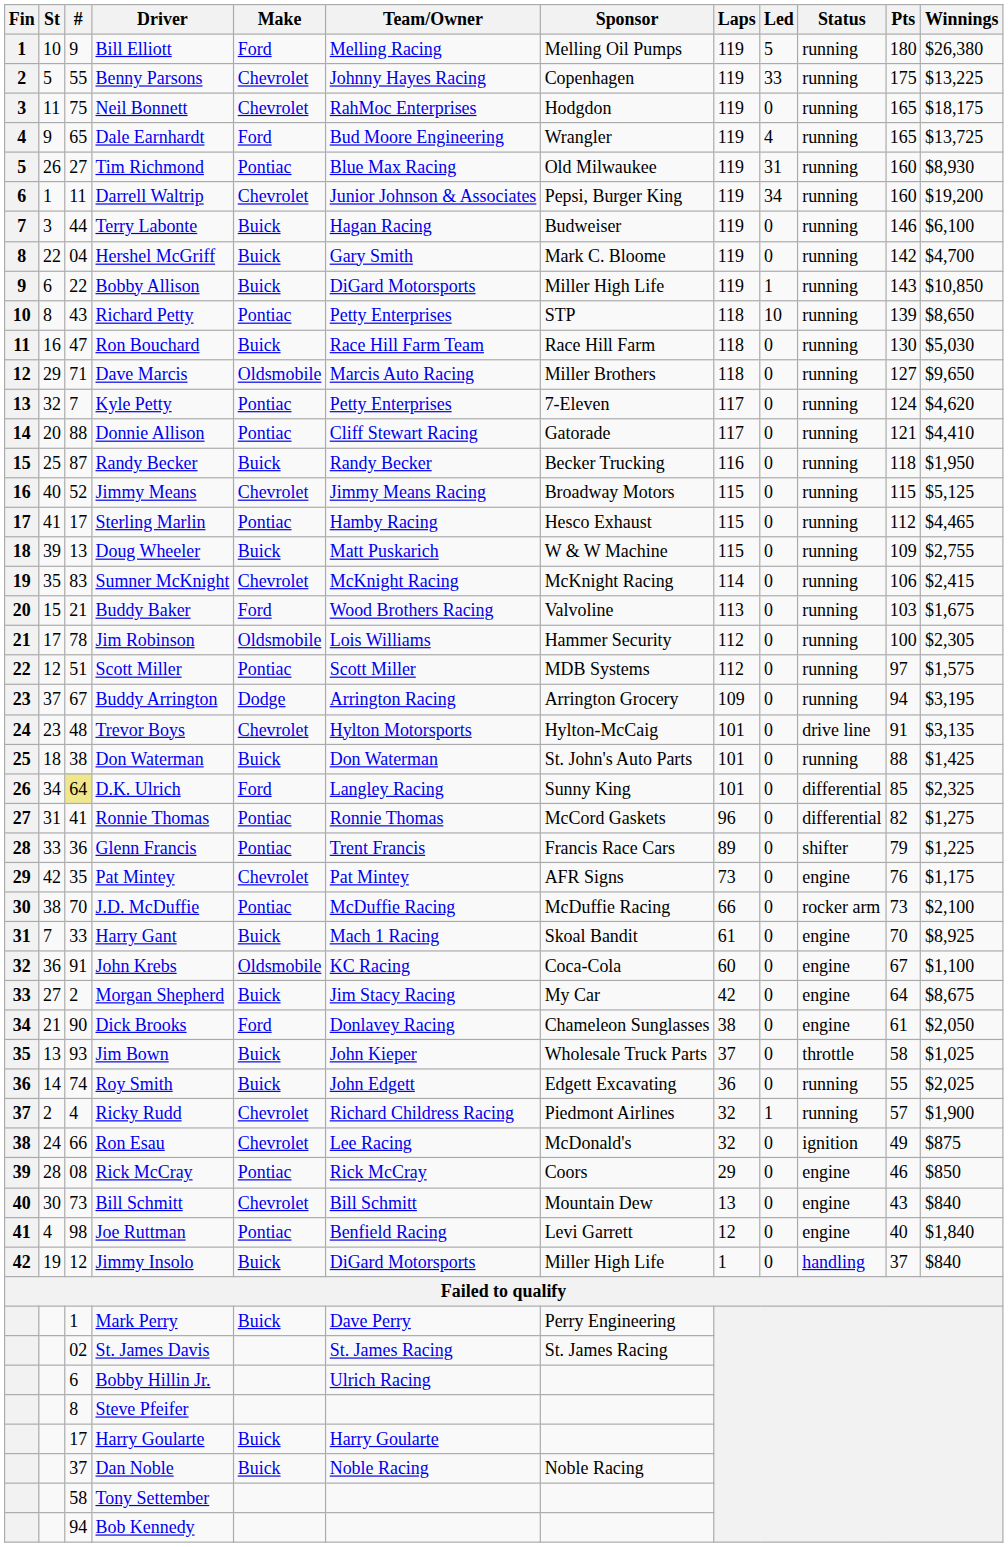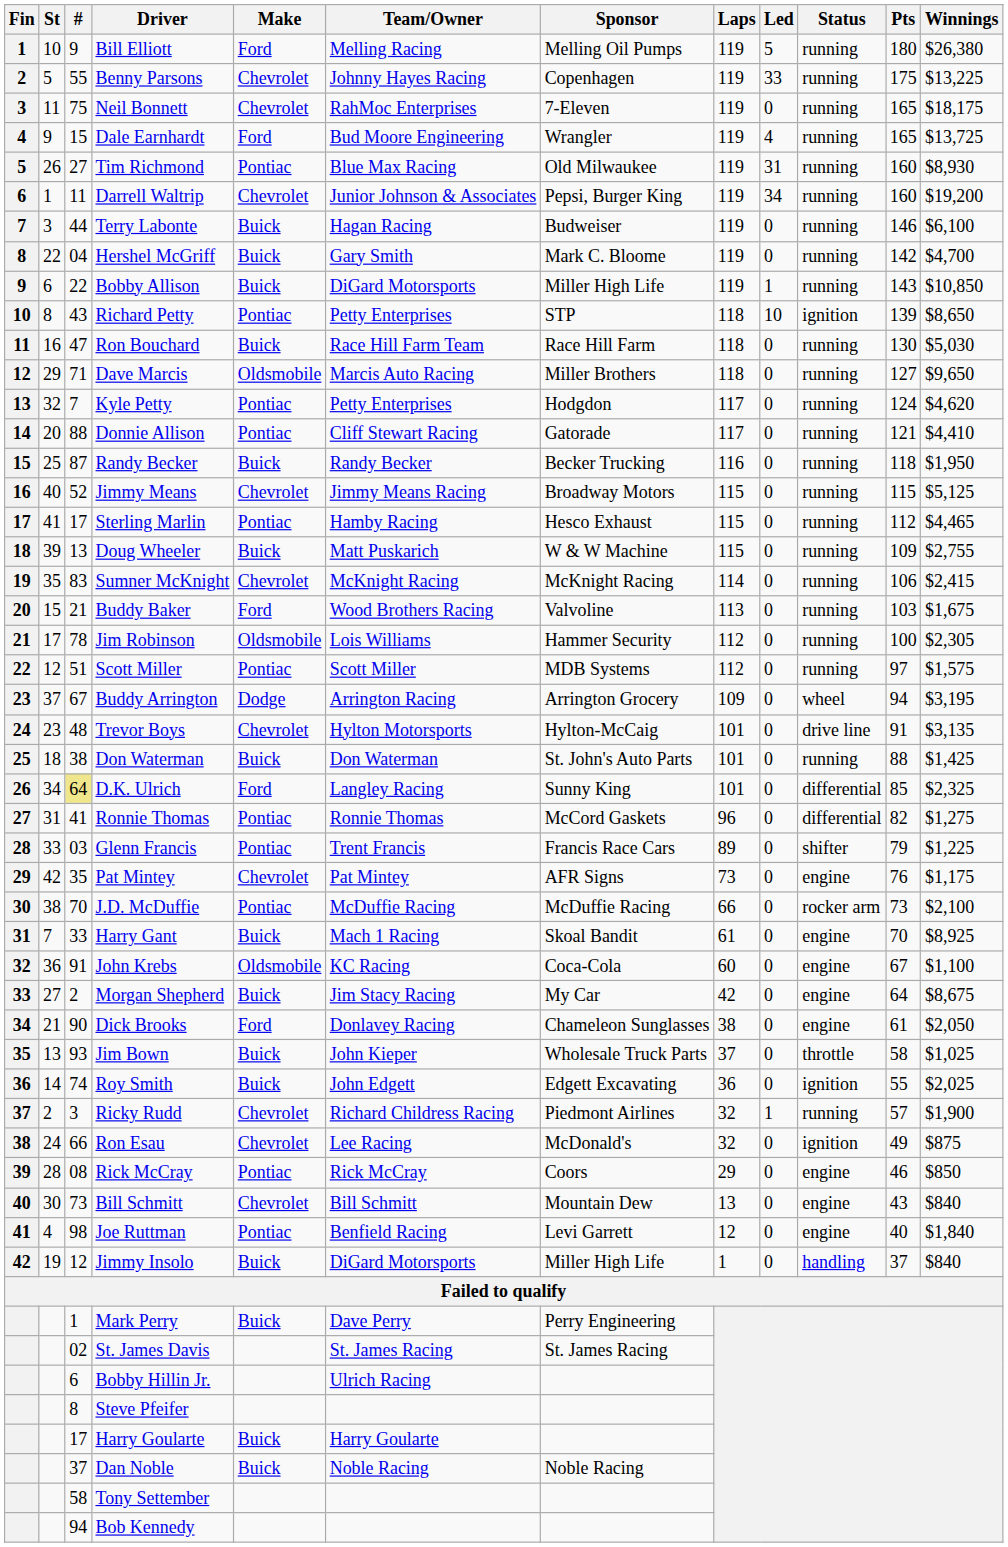(578, 108) Hodgdon -> (577, 108) 7-Eleven
(78, 137) 65 -> (78, 137) 15
(830, 315) running -> (830, 315) ignition
(577, 403) 7-Eleven -> (578, 403) Hodgdon
(830, 699) running -> (824, 699) wheel
(78, 847) 36 -> (78, 847) 03
(830, 1084) running -> (830, 1084) ignition
(74, 1113) 4 -> (74, 1113) 3
